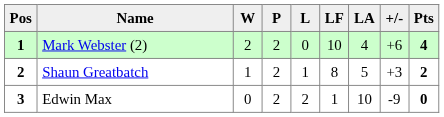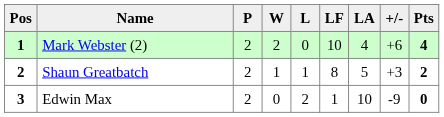columns swapped: (276, 17) <-> (248, 17)
